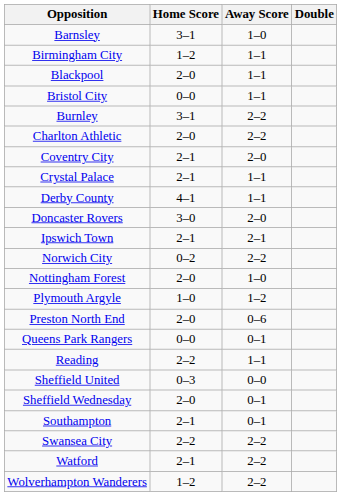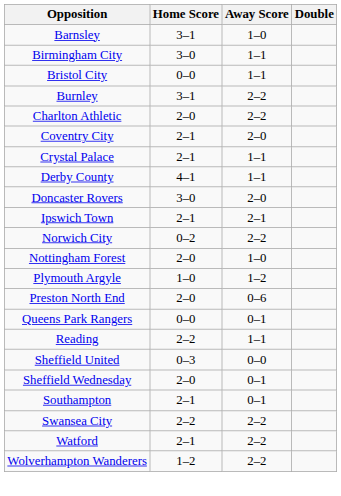(186, 55) 1–2 -> (186, 55) 3–0
- row: (77, 75)
